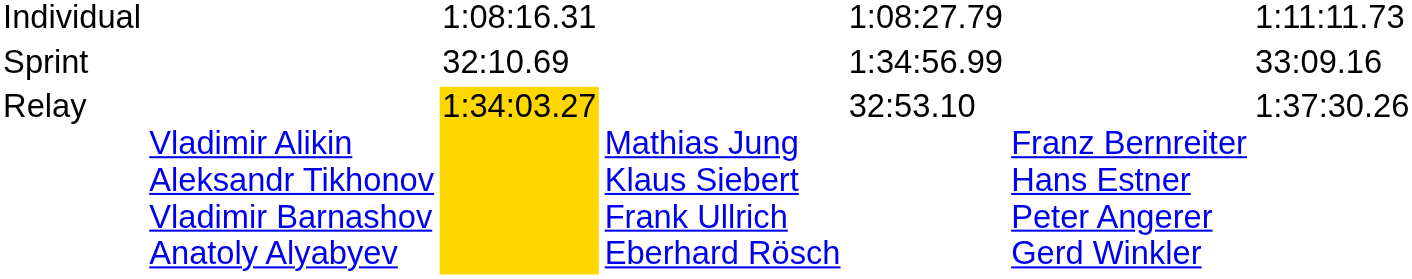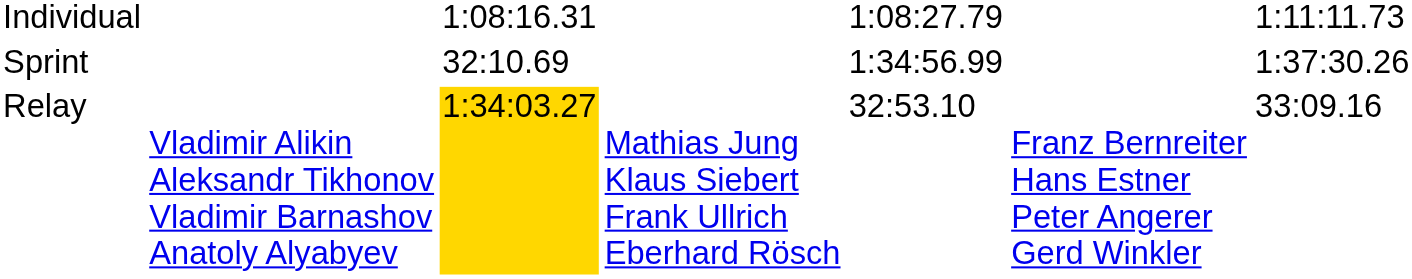(1319, 61) 33:09.16 -> (1332, 61) 1:37:30.26
(1332, 106) 1:37:30.26 -> (1319, 106) 33:09.16
